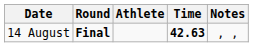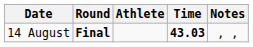(187, 33) 42.63 -> (187, 33) 43.03
